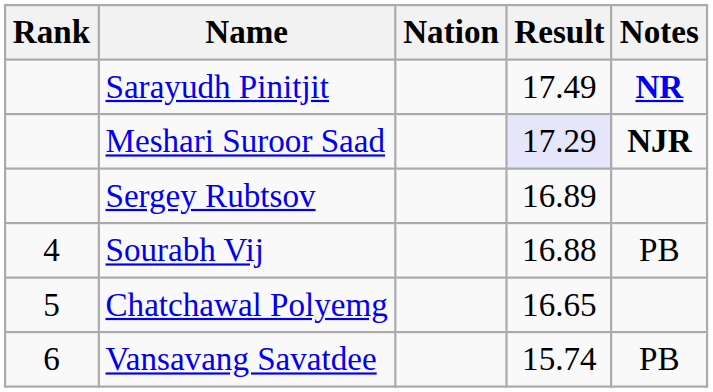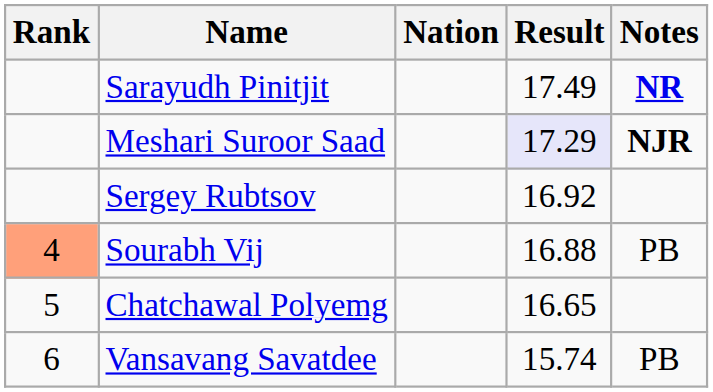(559, 195) 16.89 -> (559, 195) 16.92
(51, 250) no background -> (51, 250) lightsalmon background
